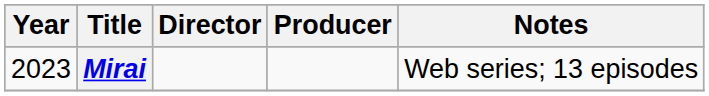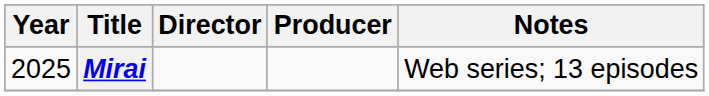(41, 68) 2023 -> (41, 68) 2025
